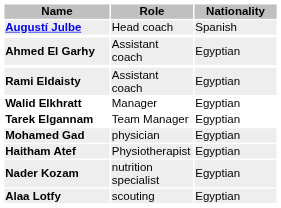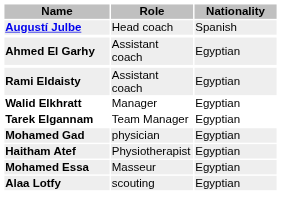- row: (42, 173)
+ row: (47, 167)
